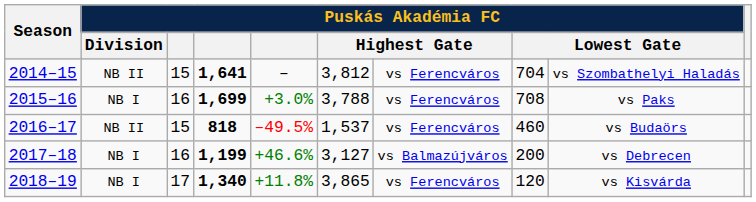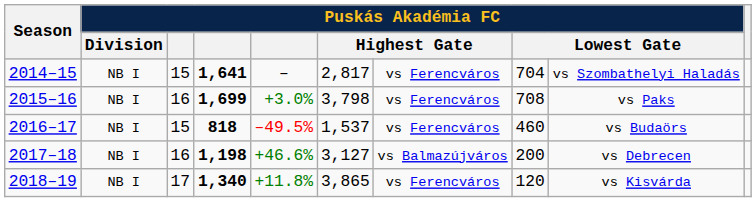(124, 73) NB II -> (124, 73) NB I
(345, 73) 3,812 -> (345, 73) 2,817
(345, 100) 3,788 -> (345, 100) 3,798
(124, 128) NB II -> (124, 128) NB I
(222, 155) 1,199 -> (222, 155) 1,198
